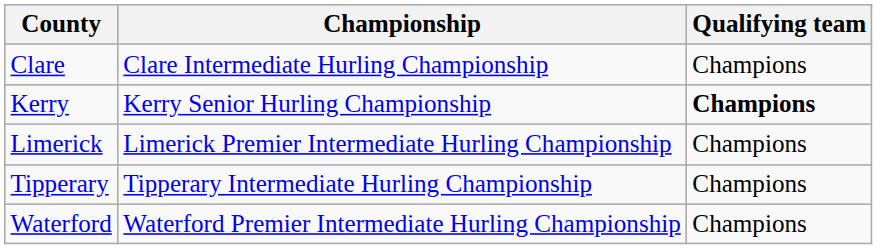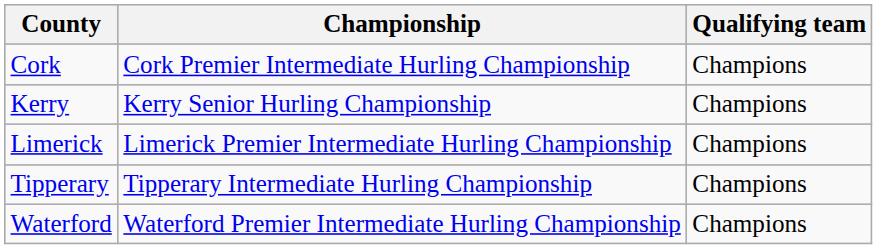- row: (38, 64)
+ row: (36, 64)
(754, 104) bold -> (750, 104) normal
